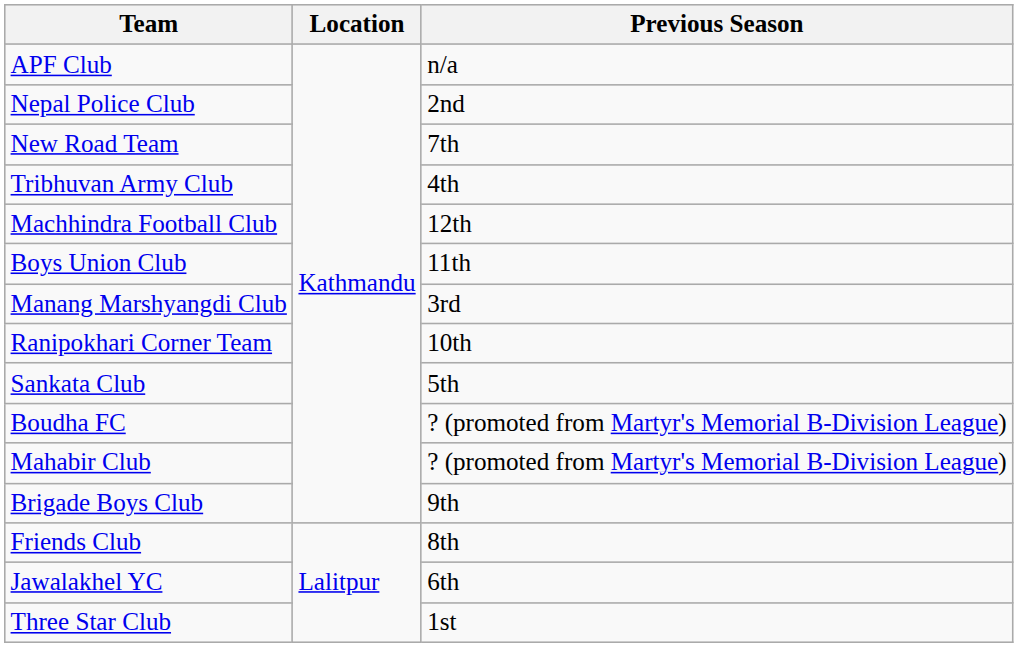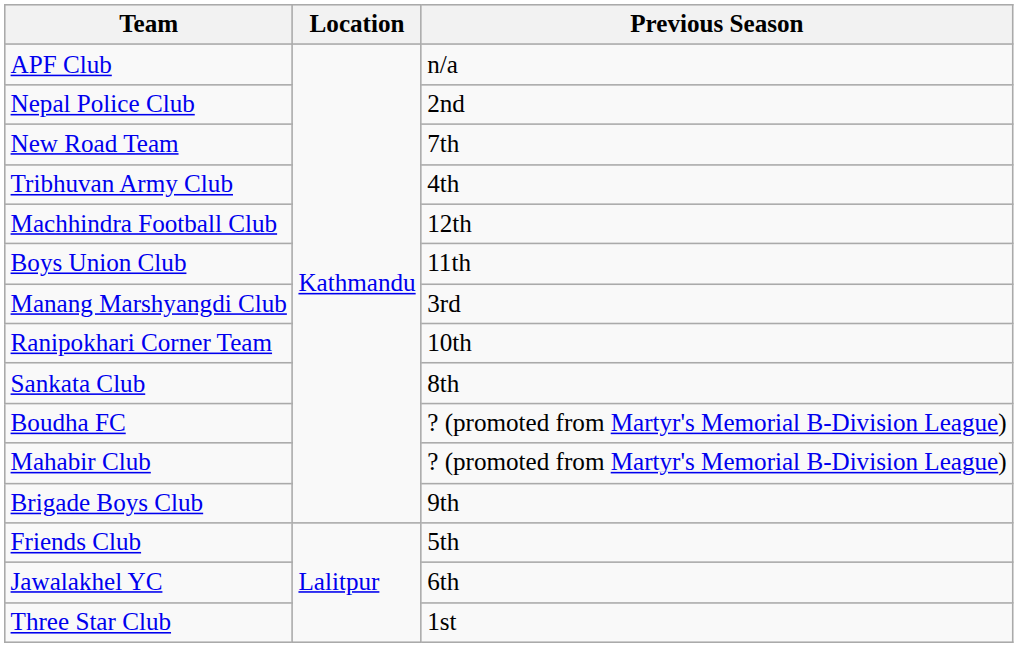(443, 382) 5th -> (443, 382) 8th
(443, 542) 8th -> (443, 542) 5th
